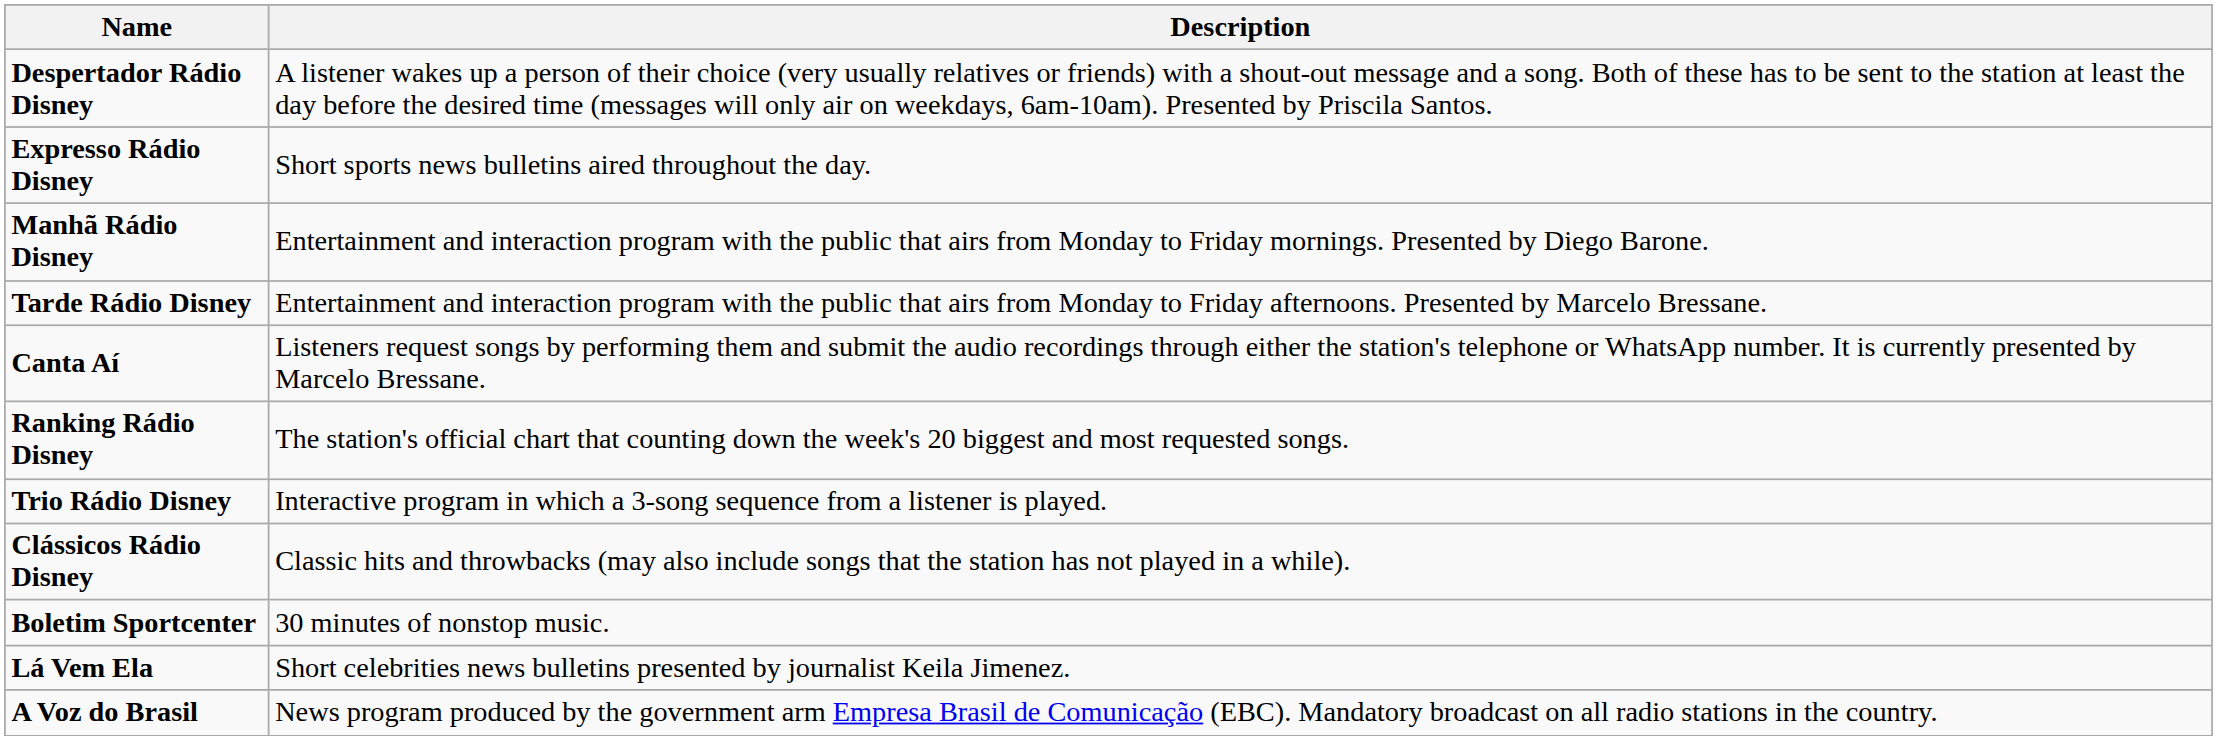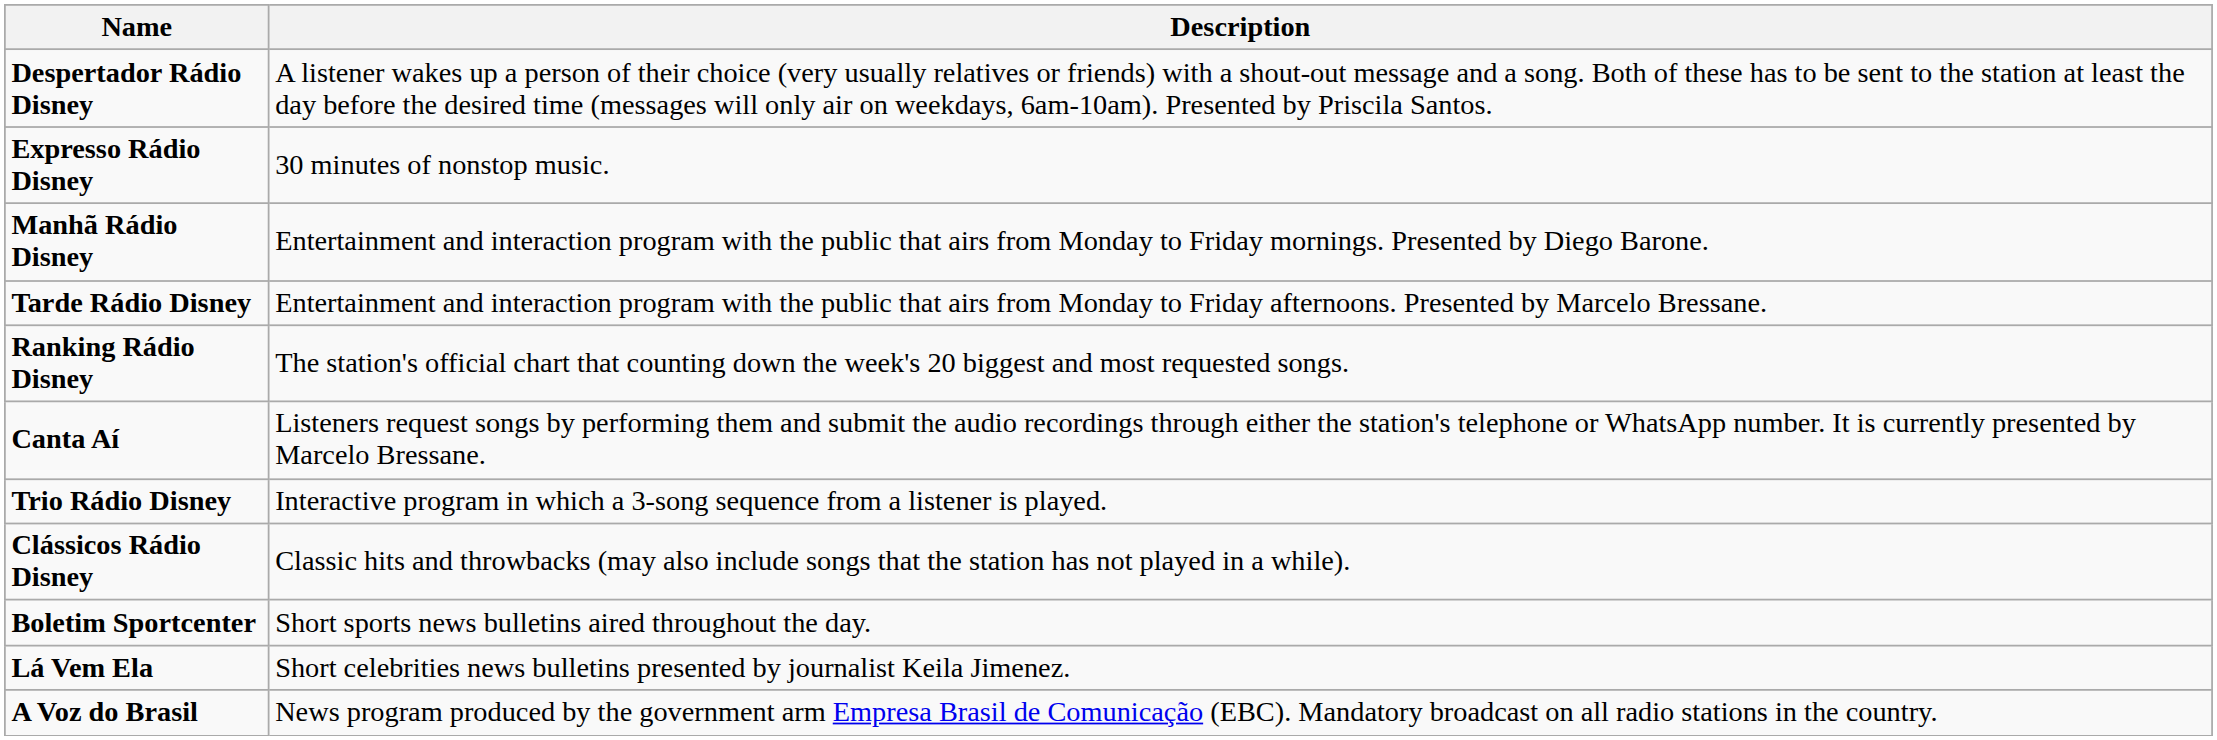(573, 164) Short sports news bulletins aired throughout the day. -> (442, 164) 30 minutes of nonstop music.
rows swapped: (65, 363) <-> (103, 439)
(442, 622) 30 minutes of nonstop music. -> (573, 622) Short sports news bulletins aired throughout the day.
